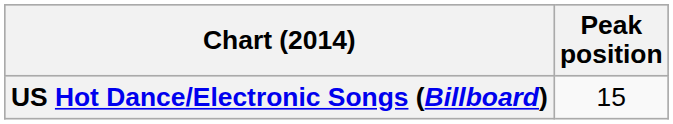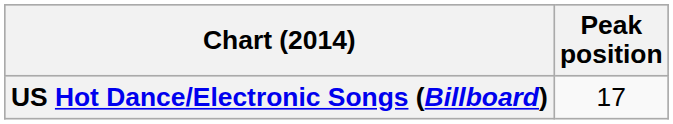(611, 97) 15 -> (611, 97) 17
